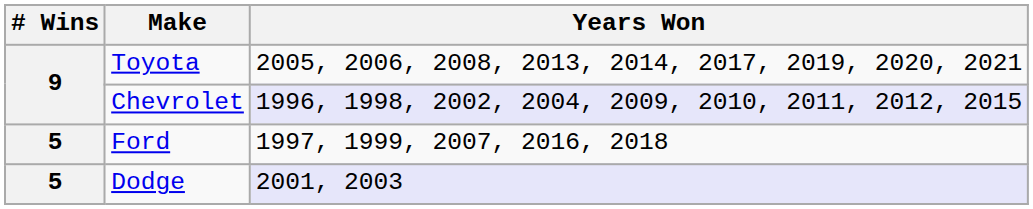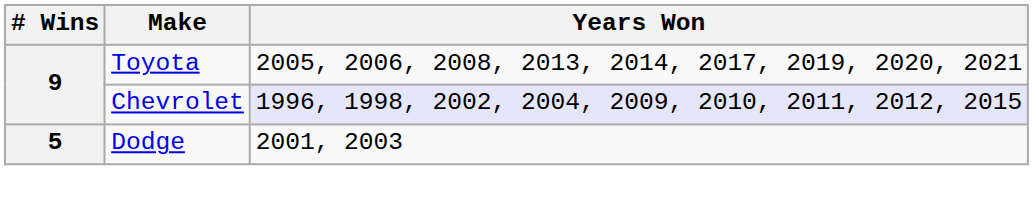- row: (141, 144)
(329, 184) lavender background -> (329, 144) no background
